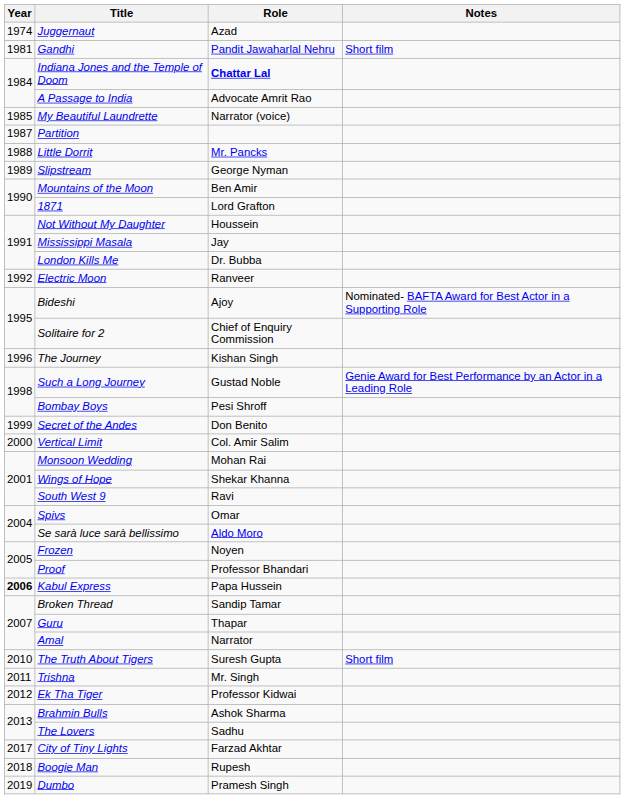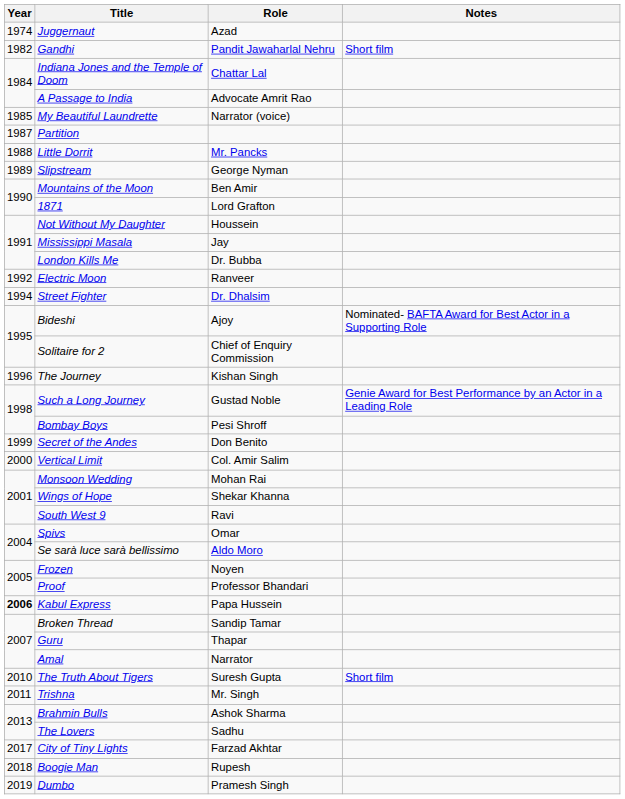(20, 49) 1981 -> (20, 49) 1982
(241, 73) bold -> (239, 73) normal
+ row: (72, 296)
- row: (70, 695)
